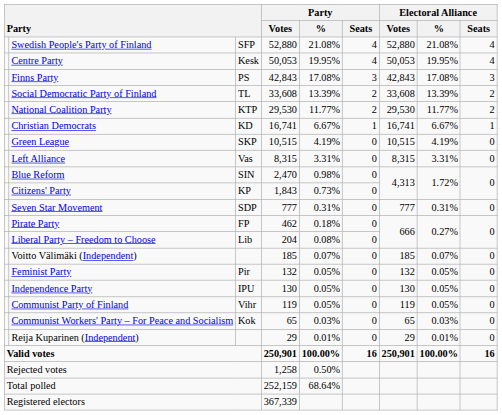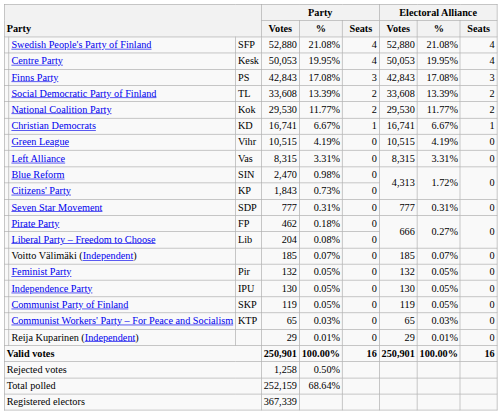(248, 110) KTP -> (247, 110) Kok
(247, 142) SKP -> (247, 142) Vihr
(247, 304) Vihr -> (247, 304) SKP
(247, 321) Kok -> (248, 321) KTP
